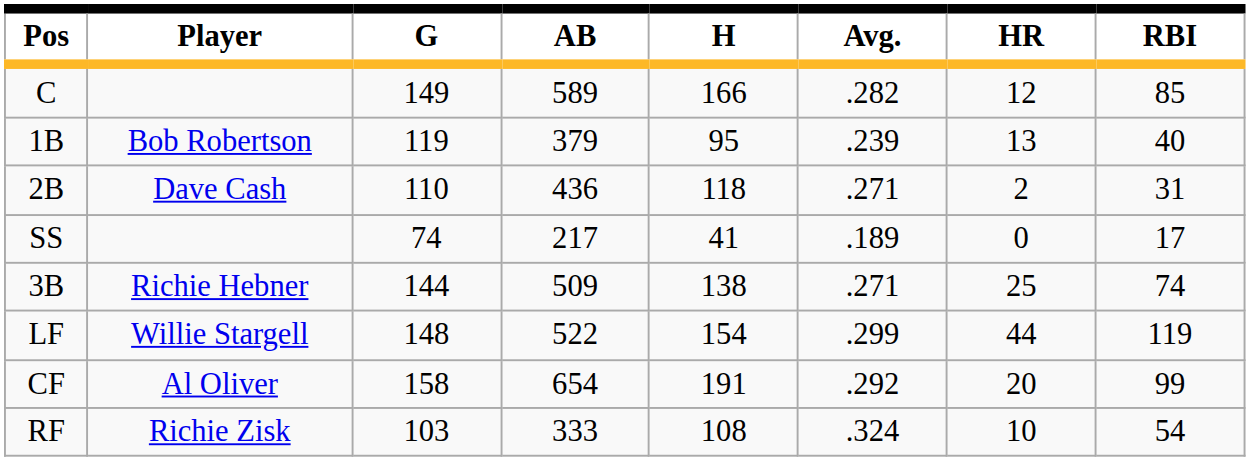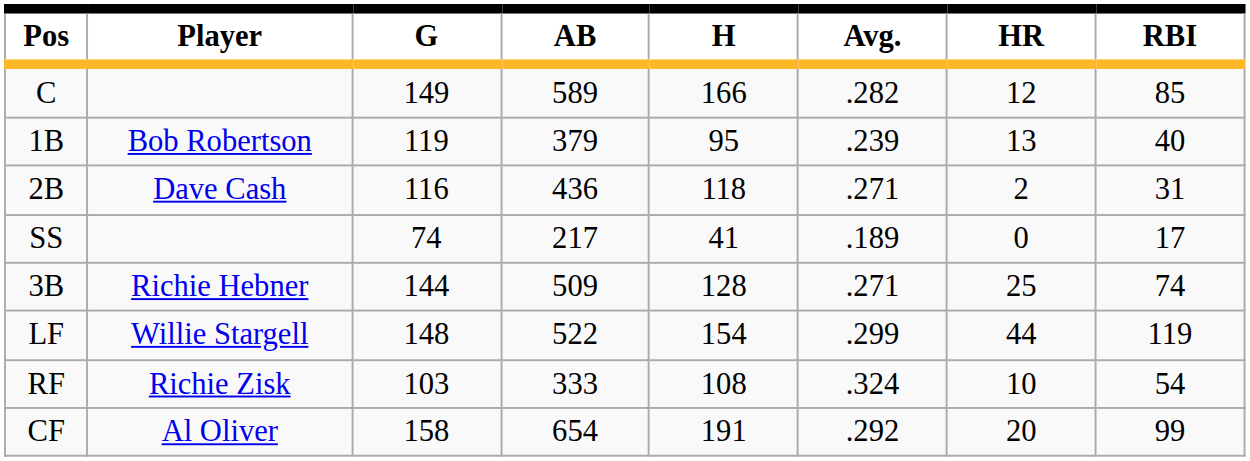(426, 189) 110 -> (426, 189) 116
(724, 286) 138 -> (724, 286) 128
rows swapped: (46, 383) <-> (46, 431)
